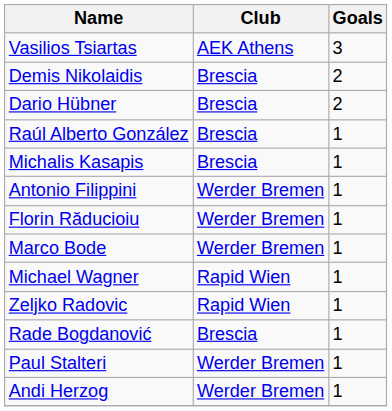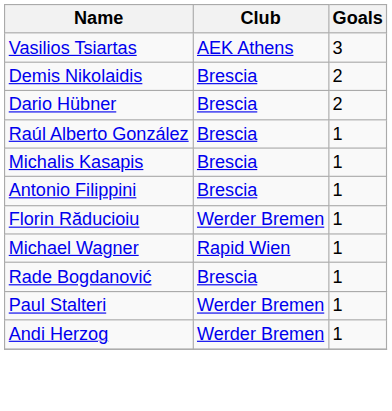(261, 190) Werder Bremen -> (227, 190) Brescia
- row: (57, 248)
- row: (68, 305)
